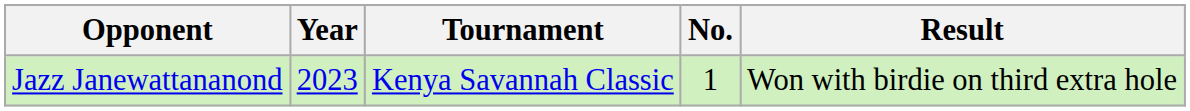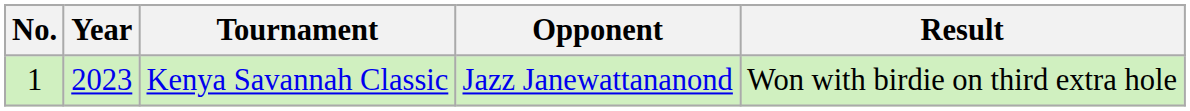columns swapped: (710, 29) <-> (147, 29)
